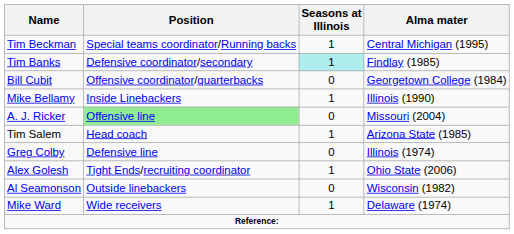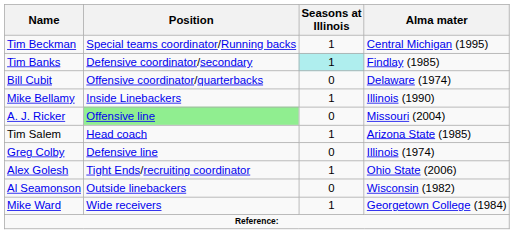(437, 80) Georgetown College (1984) -> (409, 80) Delaware (1974)
(409, 206) Delaware (1974) -> (437, 206) Georgetown College (1984)
